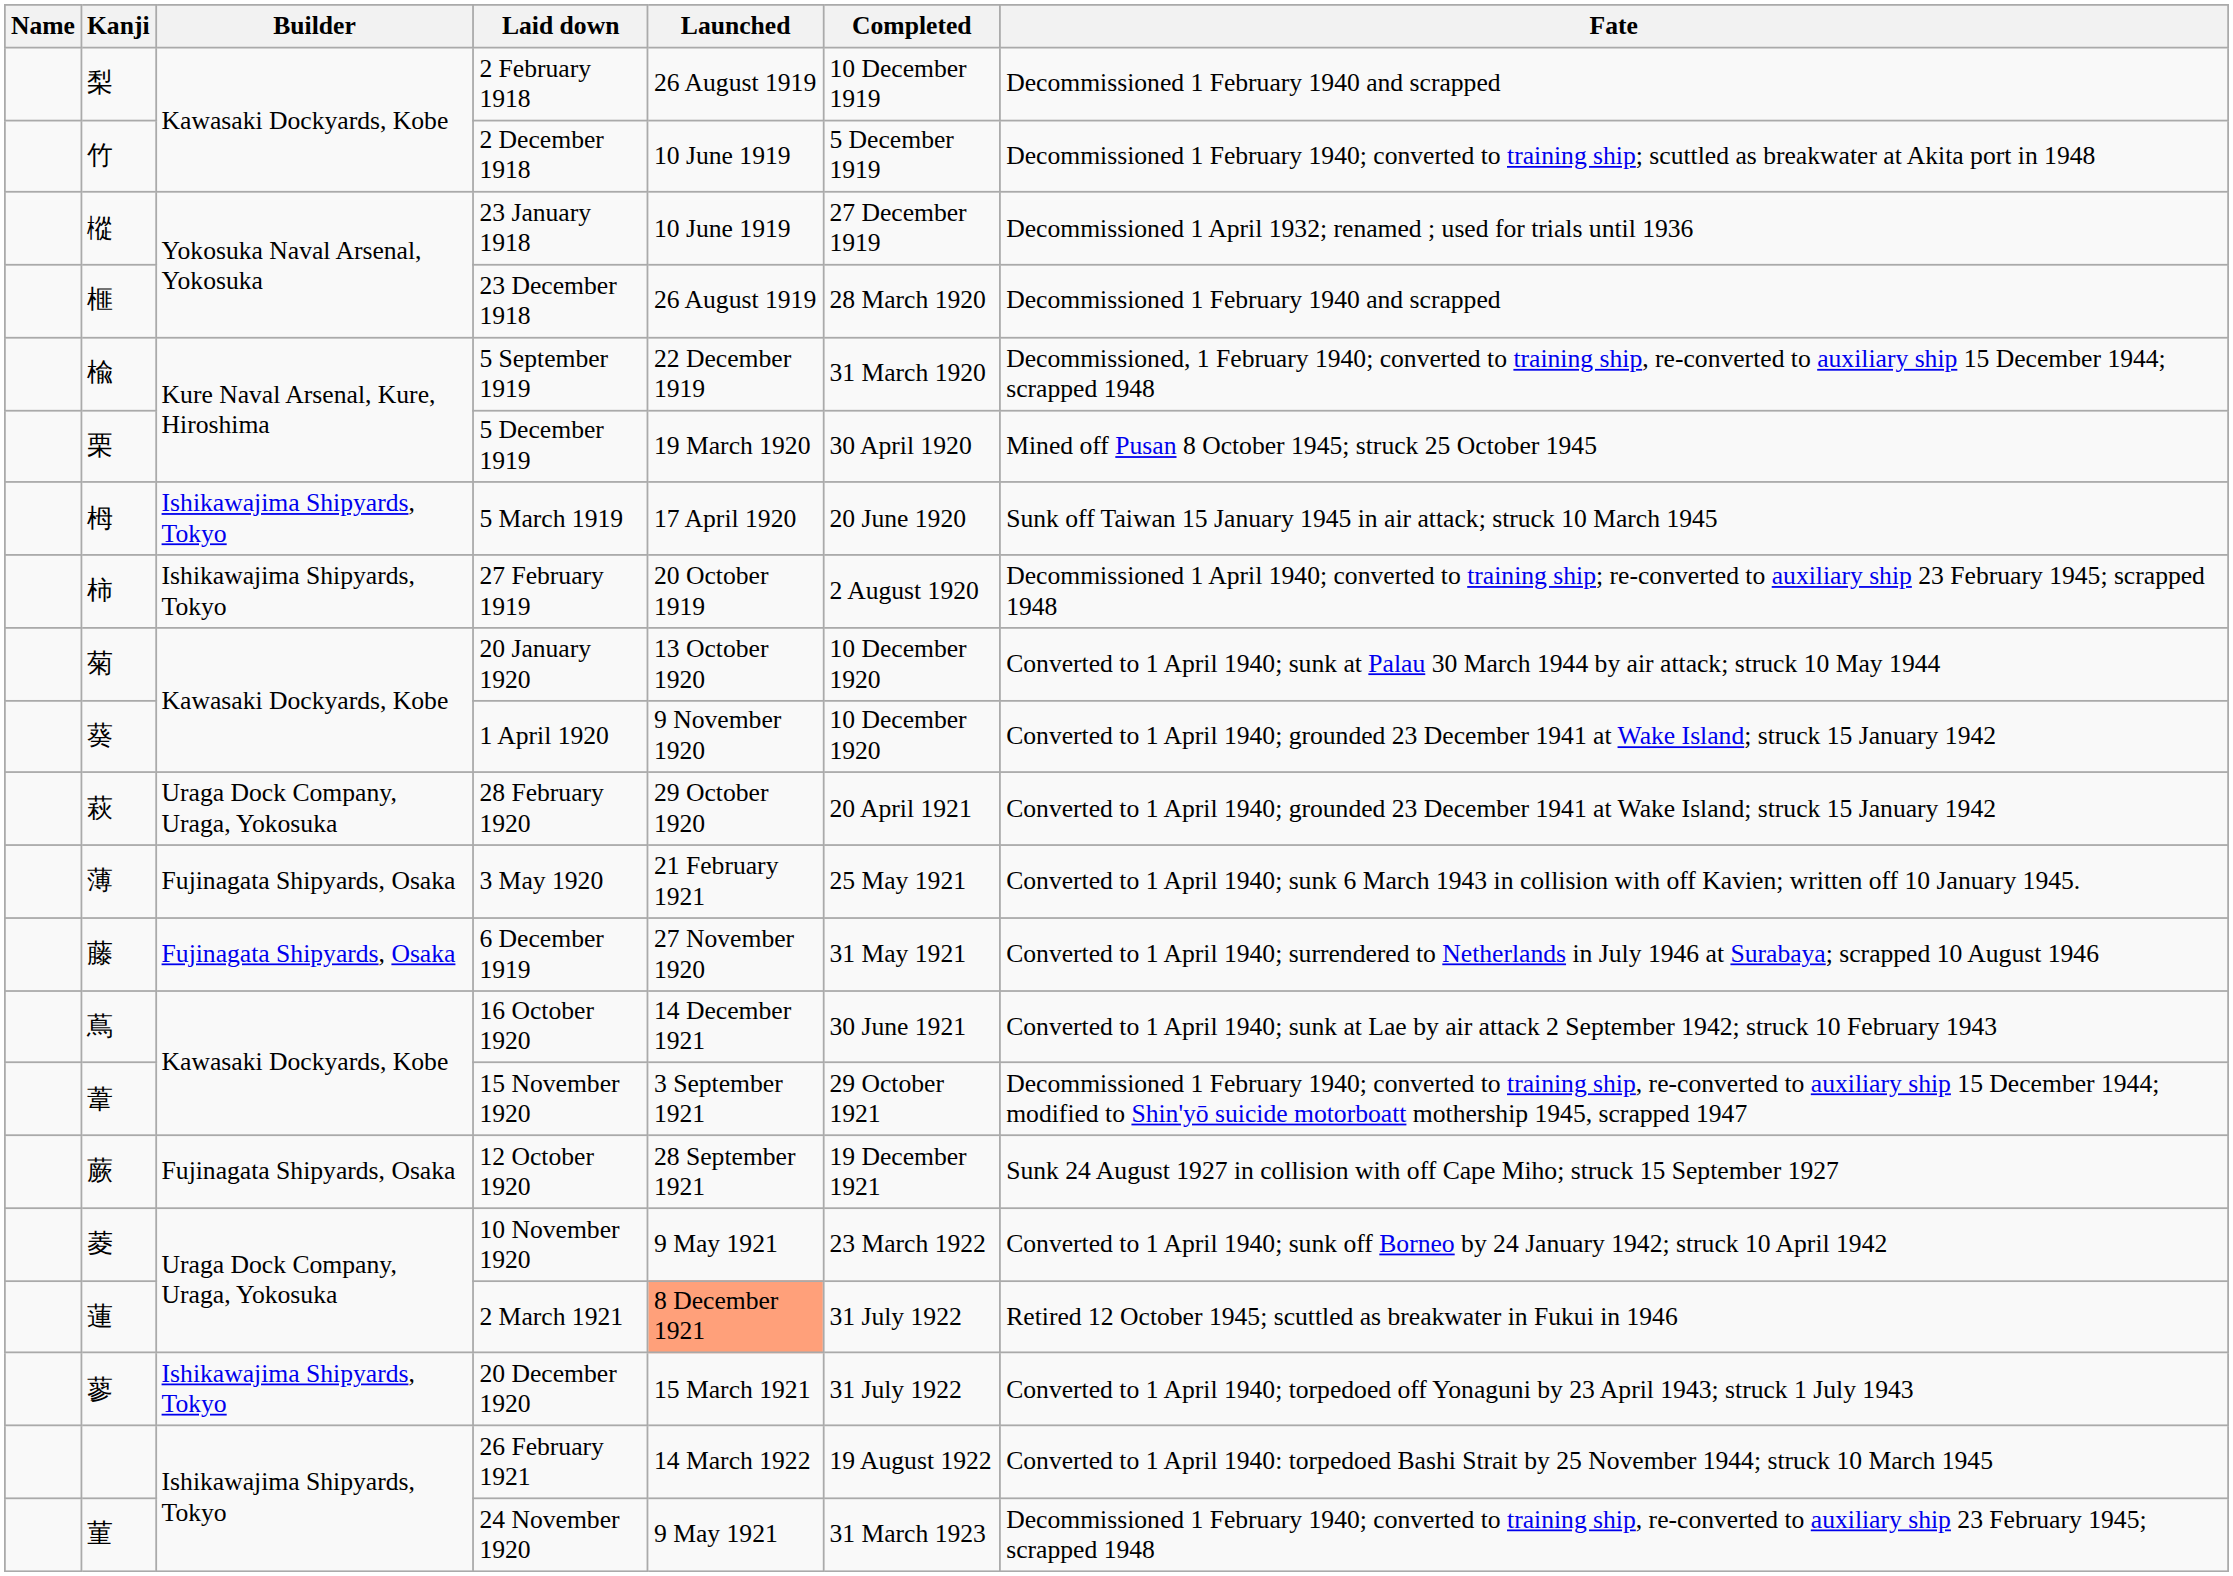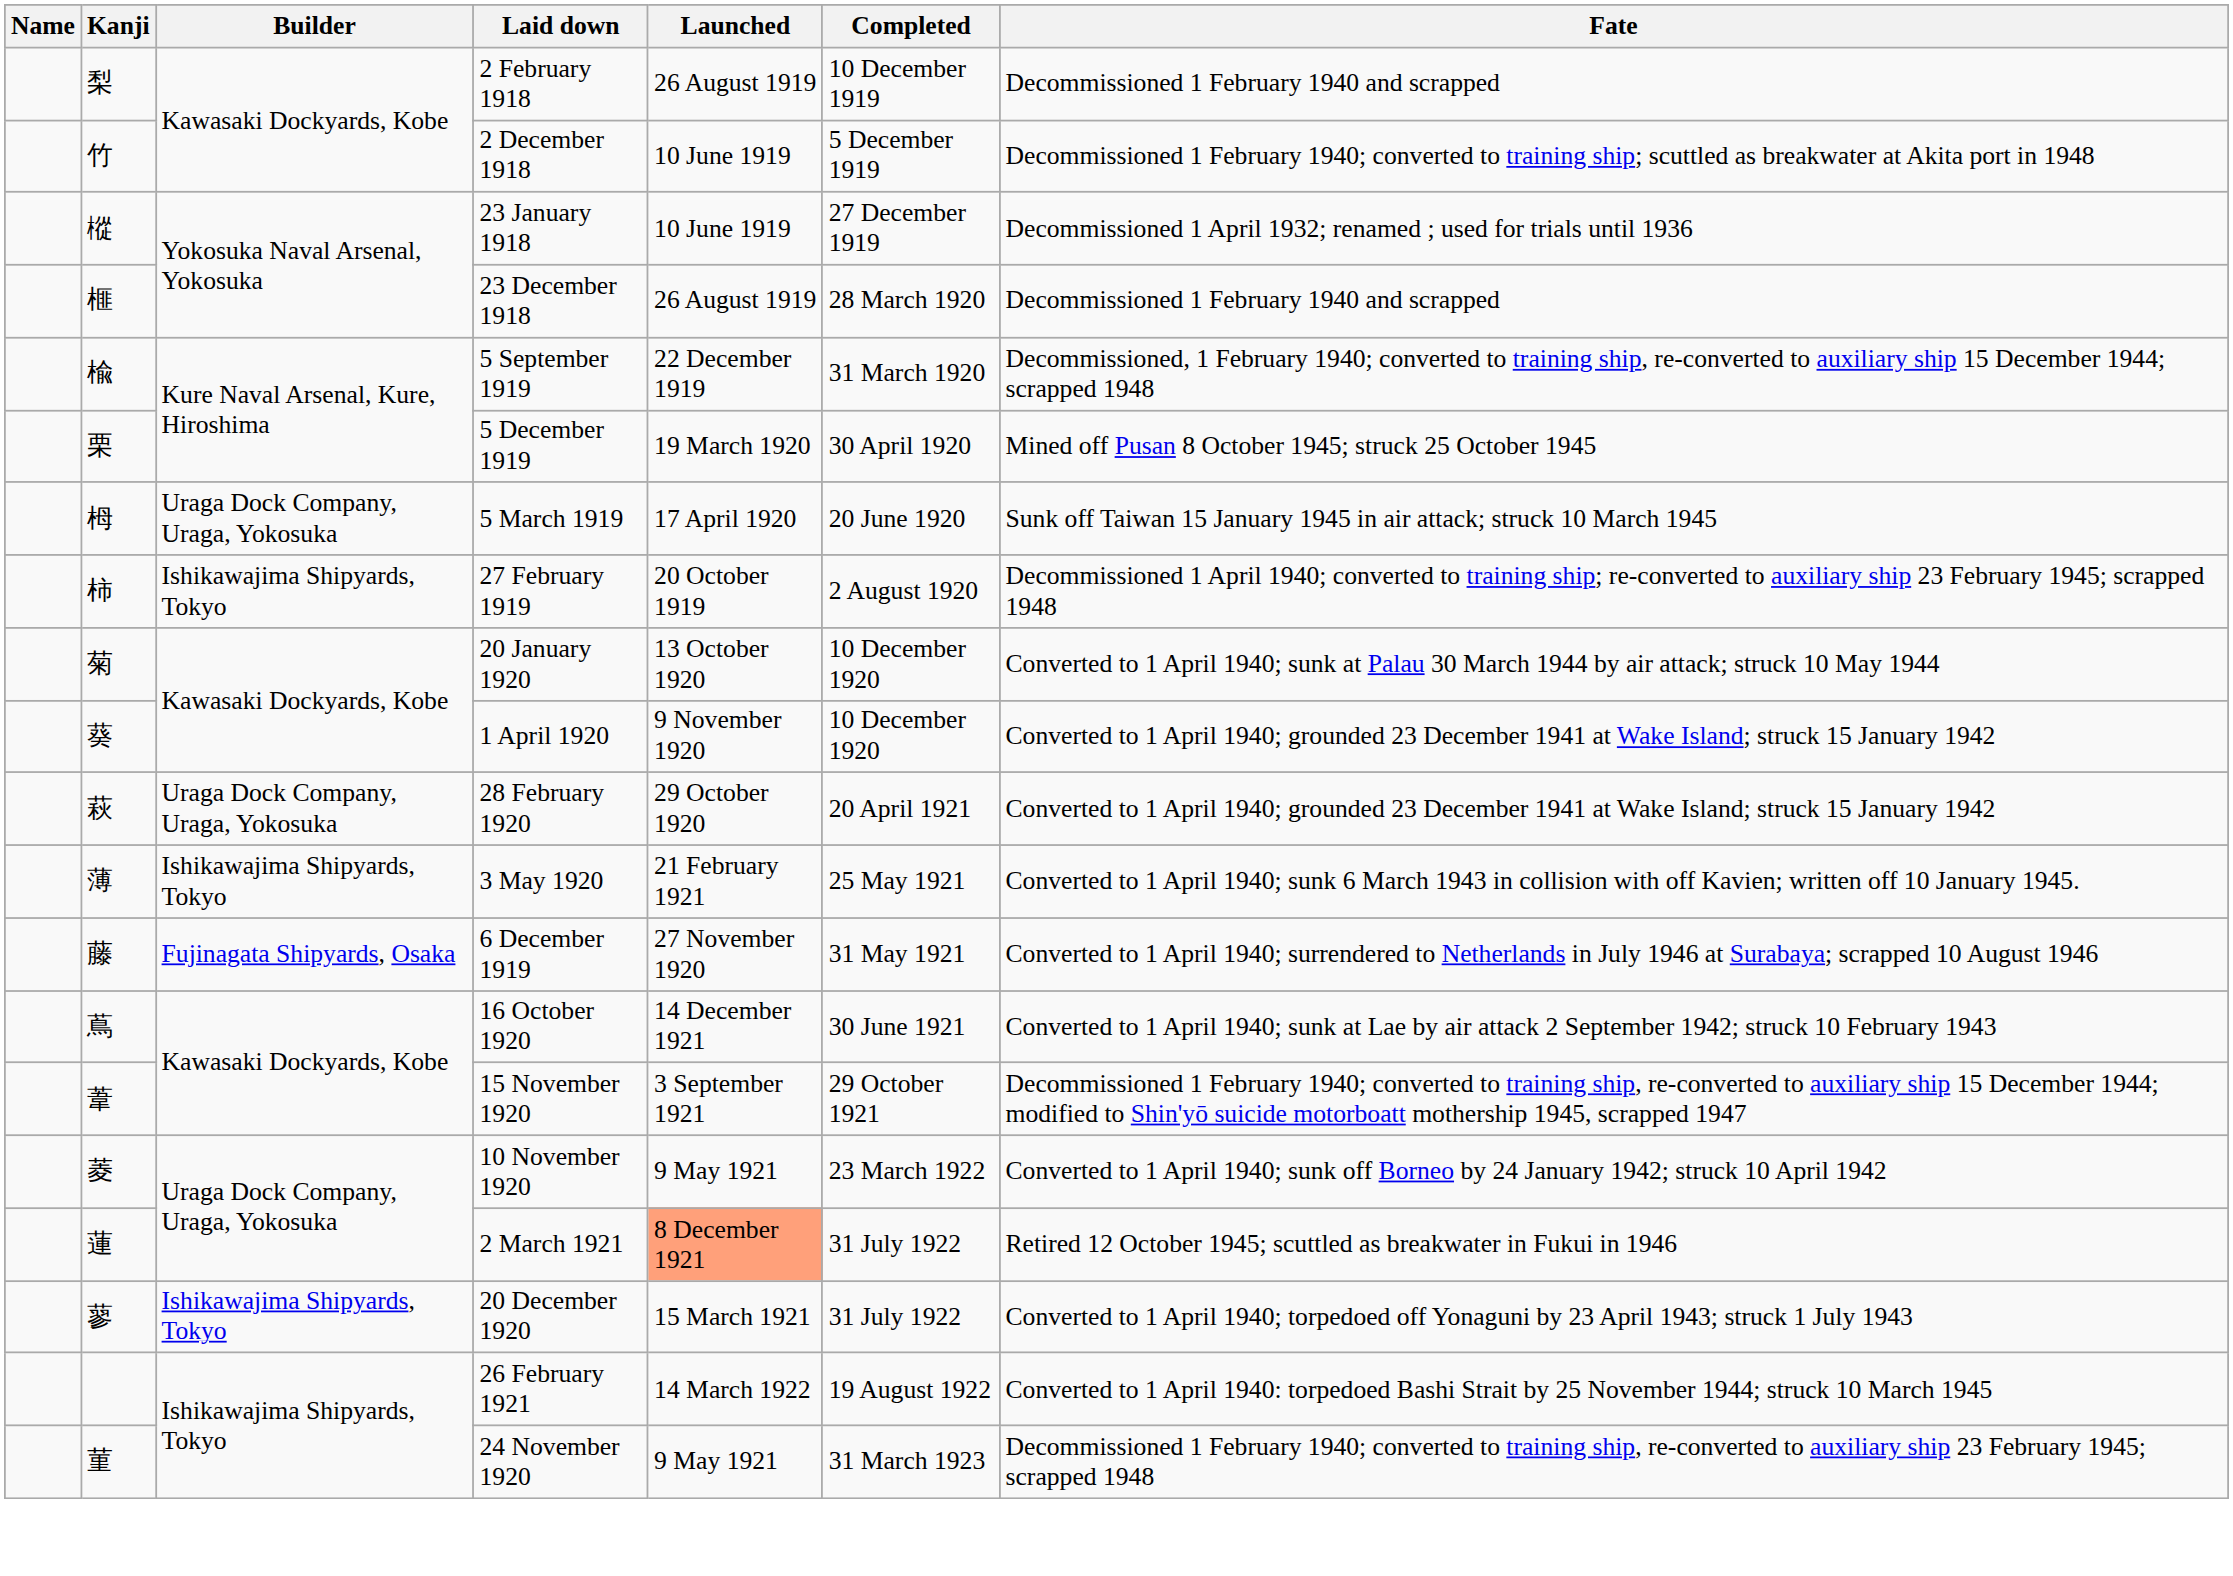(288, 518) Ishikawajima Shipyards, Tokyo -> (279, 518) Uraga Dock Company, Uraga, Yokosuka
(309, 881) Fujinagata Shipyards, Osaka -> (288, 881) Ishikawajima Shipyards, Tokyo
- row: (537, 1171)
